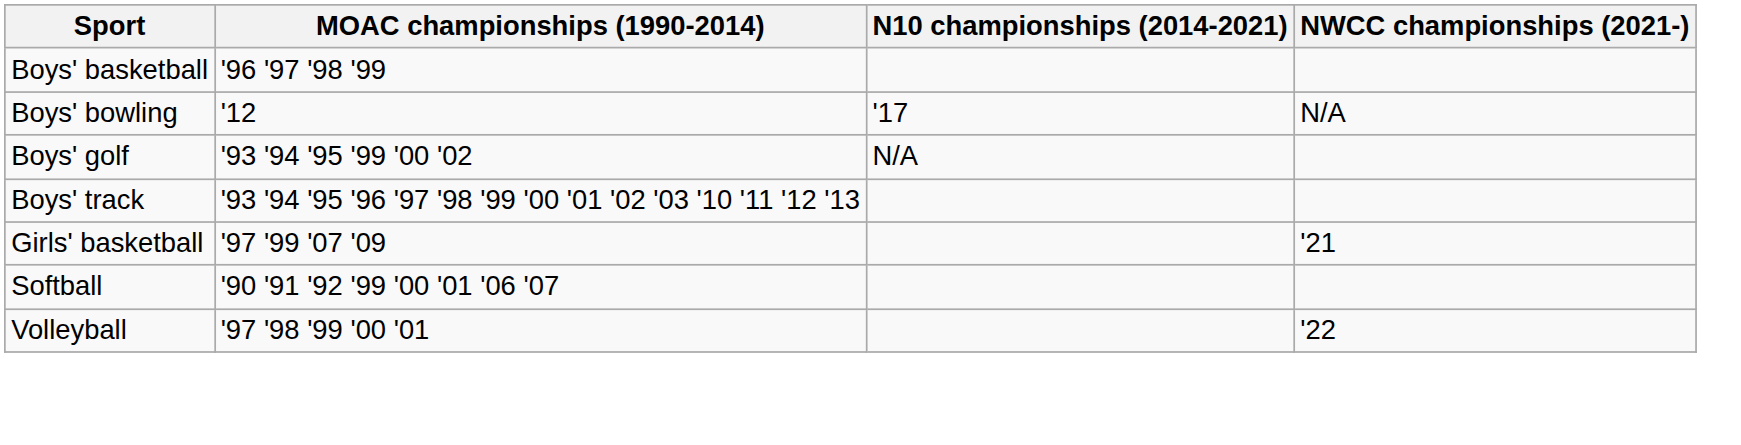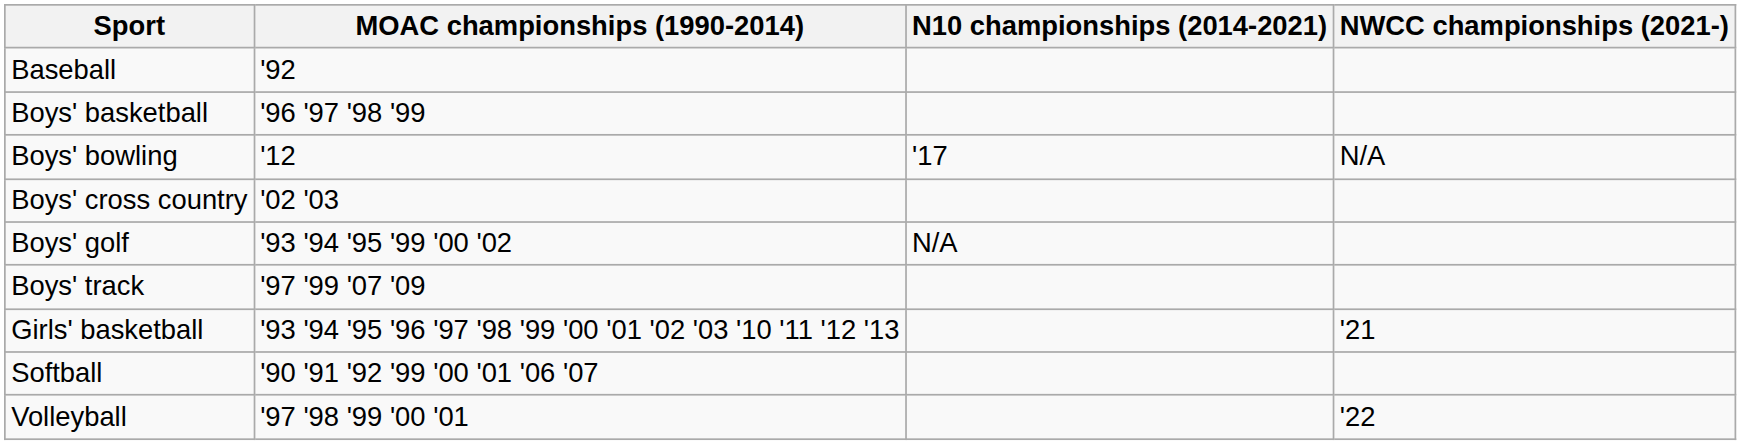+ row: (64, 69)
+ row: (129, 199)
(540, 199) '93 '94 '95 '96 '97 '98 '99 '00 '01 '02 '03 '10 '11 '12 '13 -> (343, 286) '97 '99 '07 '09
(303, 243) '97 '99 '07 '09 -> (580, 329) '93 '94 '95 '96 '97 '98 '99 '00 '01 '02 '03 '10 '11 '12 '13
